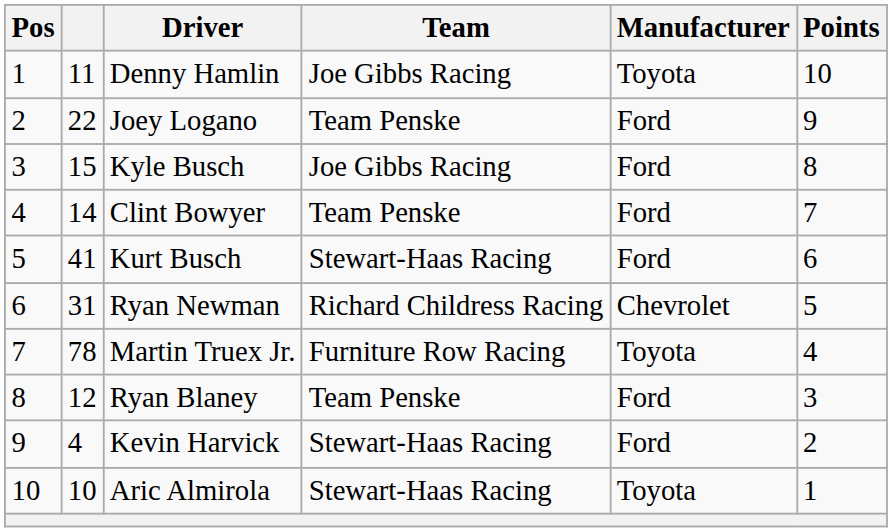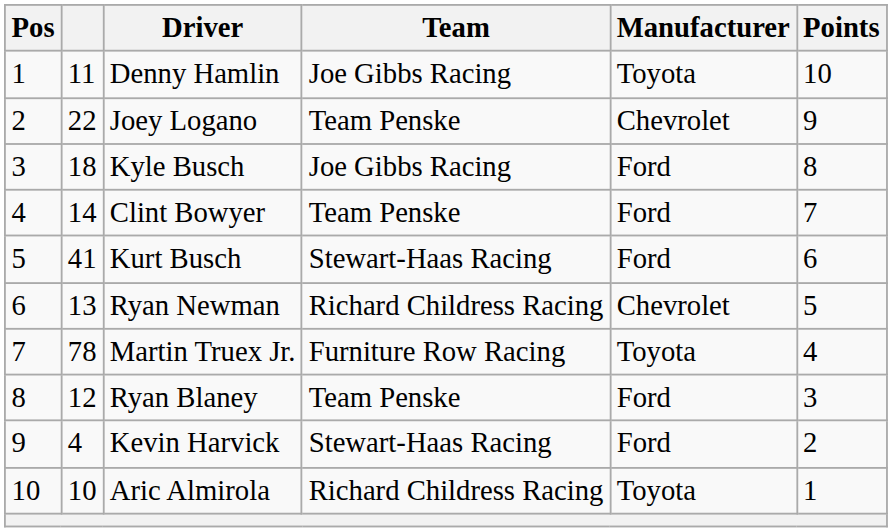(644, 119) Ford -> (673, 119) Chevrolet
(82, 165) 15 -> (82, 165) 18
(82, 304) 31 -> (82, 304) 13
(430, 489) Stewart-Haas Racing -> (456, 489) Richard Childress Racing
